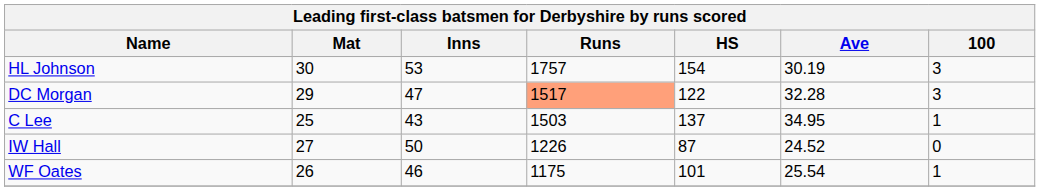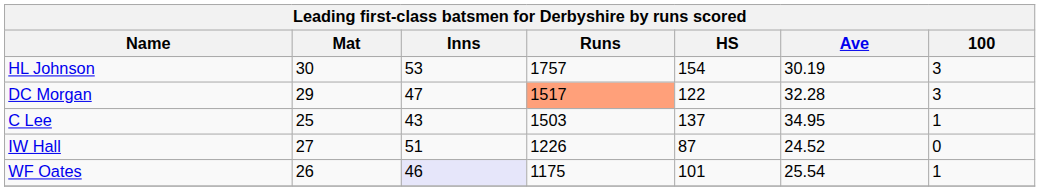(414, 146) 50 -> (414, 146) 51
(414, 172) no background -> (414, 172) lavender background
